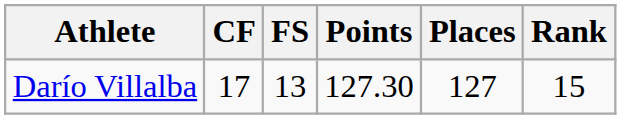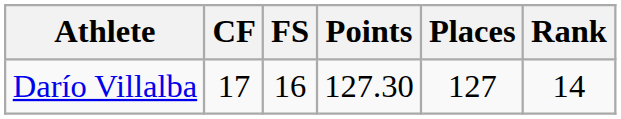(290, 85) 13 -> (290, 85) 16
(569, 85) 15 -> (569, 85) 14
